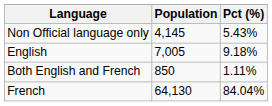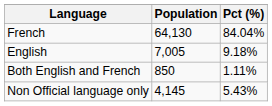rows swapped: (26, 91) <-> (78, 33)
